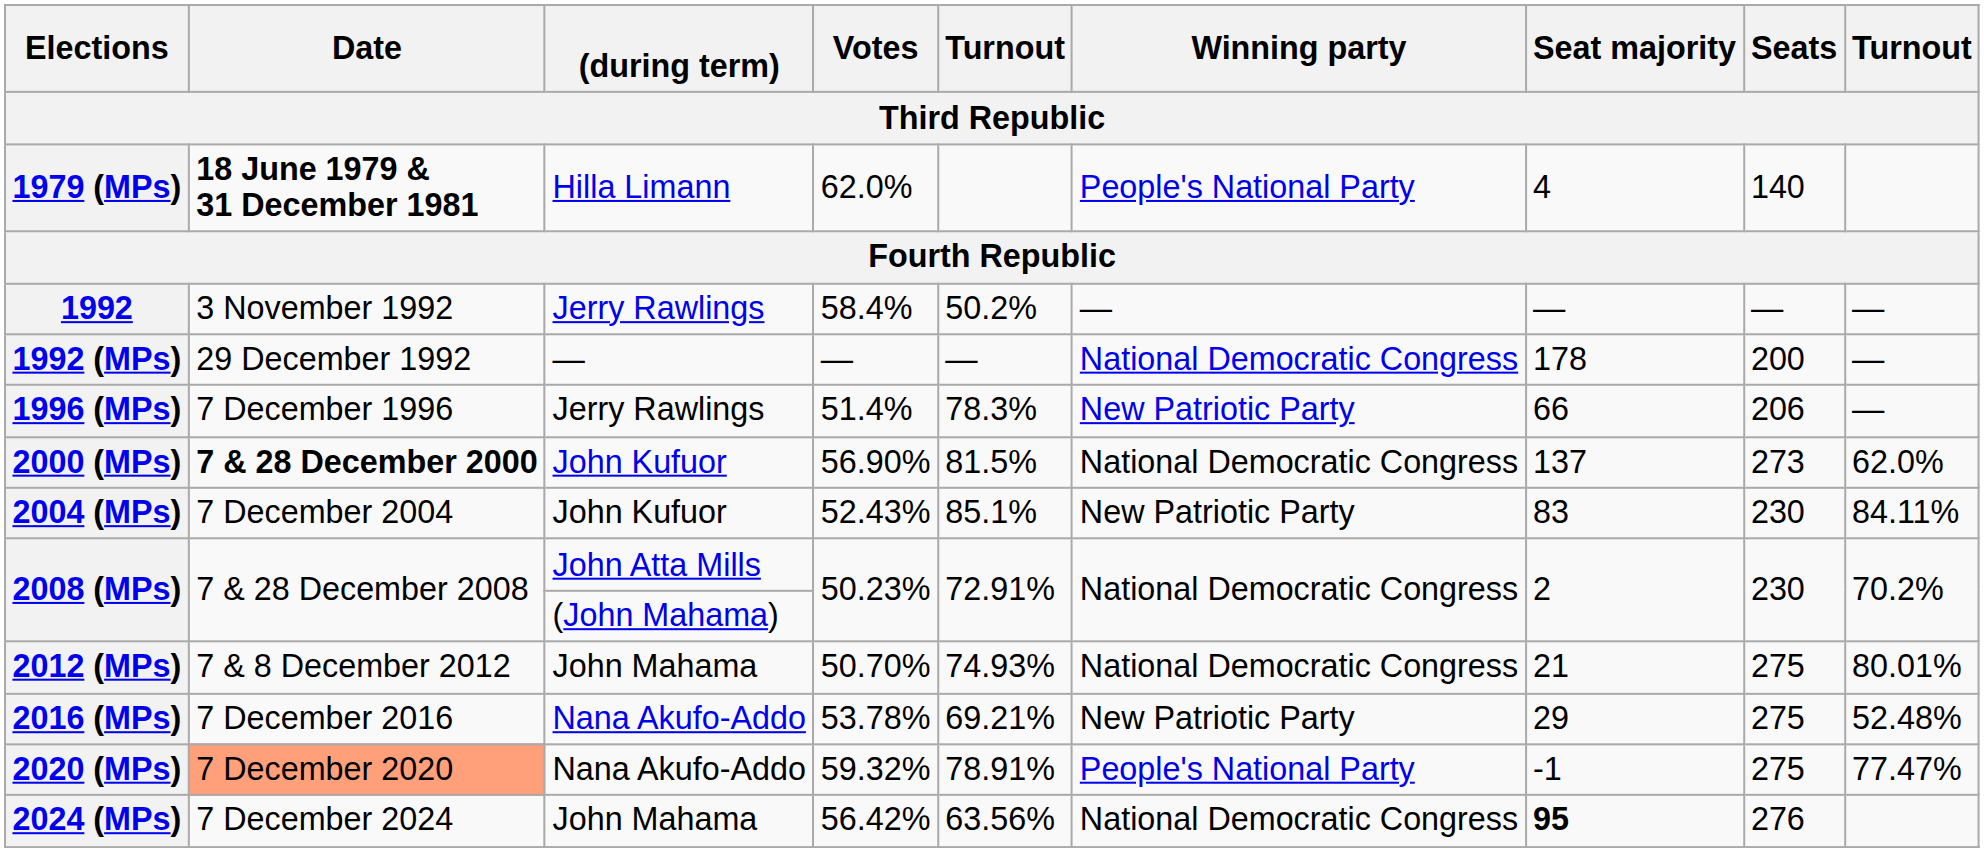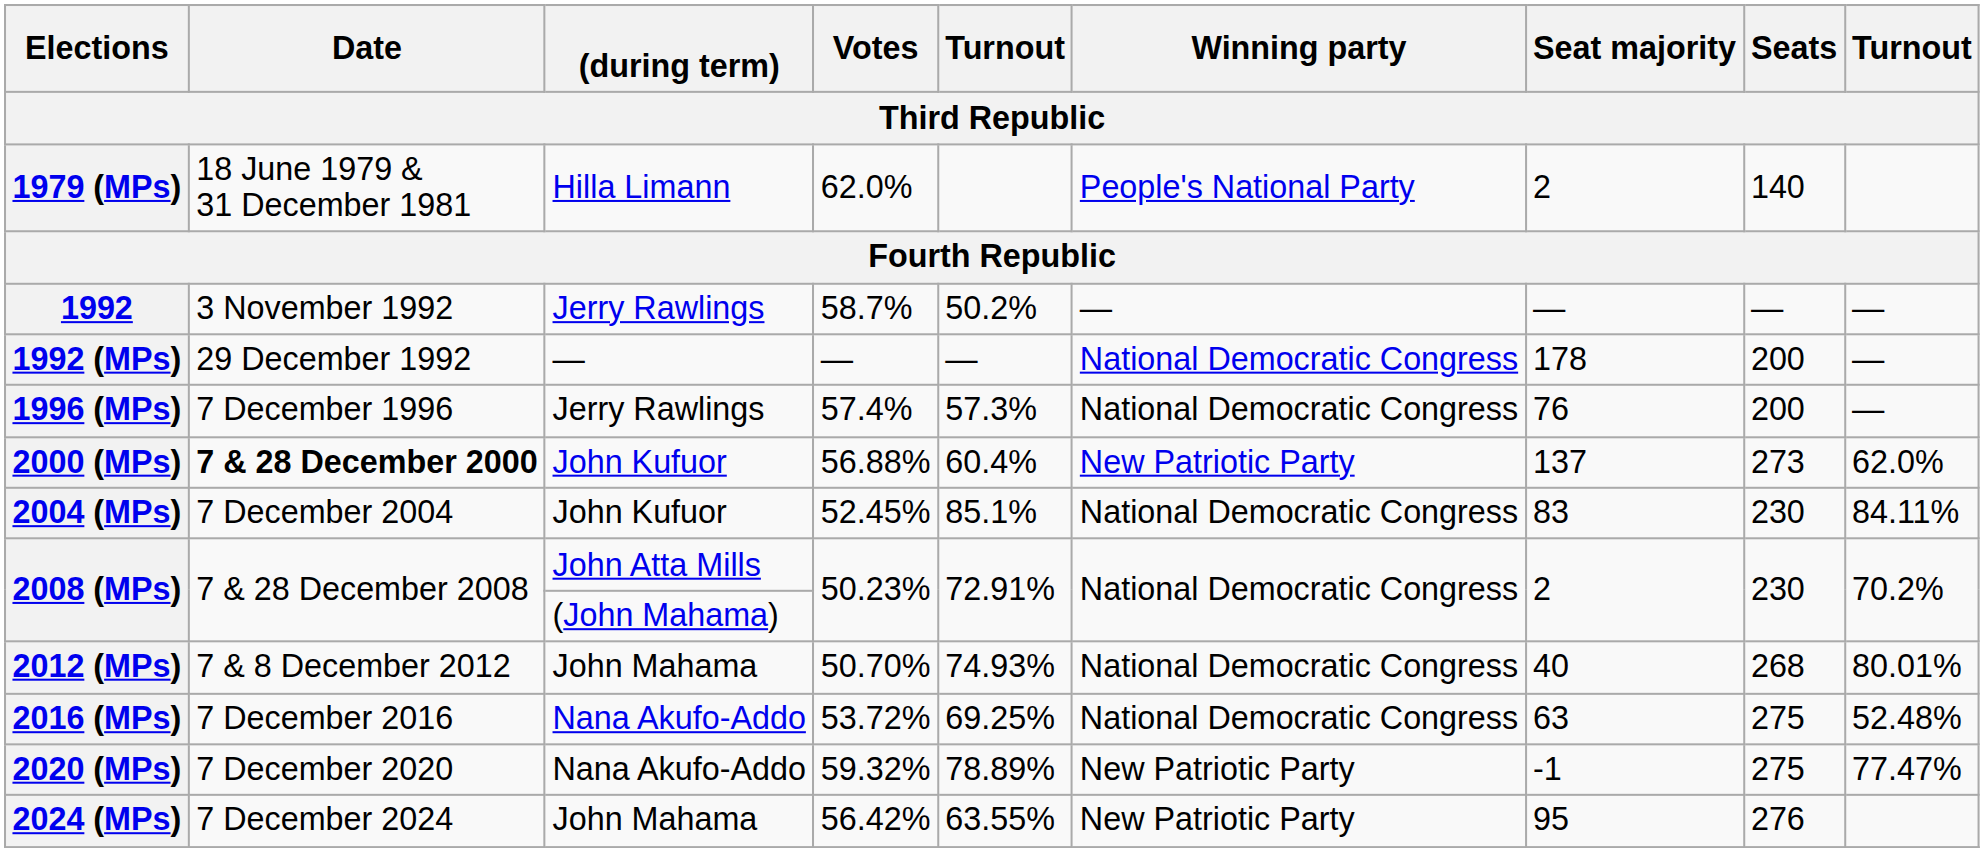(337, 187) bold -> (334, 187) normal
(1542, 187) 4 -> (1542, 187) 2
(867, 307) 58.4% -> (867, 307) 58.7%
(867, 410) 51.4% -> (867, 410) 57.4%
(991, 410) 78.3% -> (991, 410) 57.3%
(1217, 410) New Patriotic Party -> (1299, 410) National Democratic Congress
(1551, 410) 66 -> (1551, 410) 76
(1778, 410) 206 -> (1778, 410) 200
(876, 461) 56.90% -> (876, 461) 56.88%
(991, 461) 81.5% -> (991, 461) 60.4%
(1299, 461) National Democratic Congress -> (1217, 461) New Patriotic Party
(876, 512) 52.43% -> (876, 512) 52.45%
(1217, 512) New Patriotic Party -> (1299, 512) National Democratic Congress
(1551, 666) 21 -> (1551, 666) 40
(1778, 666) 275 -> (1778, 666) 268
(876, 717) 53.78% -> (876, 717) 53.72%
(1000, 717) 69.21% -> (1000, 717) 69.25%
(1217, 717) New Patriotic Party -> (1299, 717) National Democratic Congress
(1551, 717) 29 -> (1551, 717) 63
(325, 769) lightsalmon background -> (325, 769) no background
(1000, 769) 78.91% -> (1000, 769) 78.89%
(1247, 769) People's National Party -> (1217, 769) New Patriotic Party
(1000, 820) 63.56% -> (1000, 820) 63.55%
(1299, 820) National Democratic Congress -> (1217, 820) New Patriotic Party
(1551, 820) bold -> (1551, 820) normal
